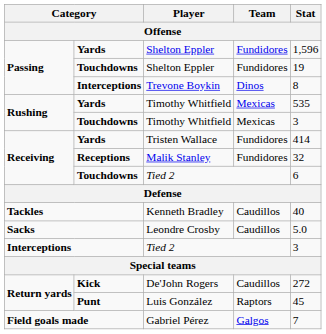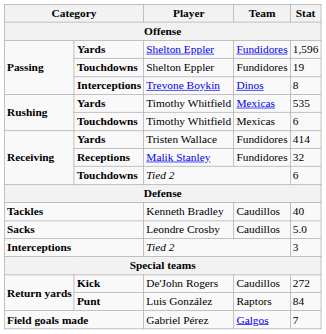(296, 121) 3 -> (296, 121) 6
(298, 301) 45 -> (298, 301) 84
